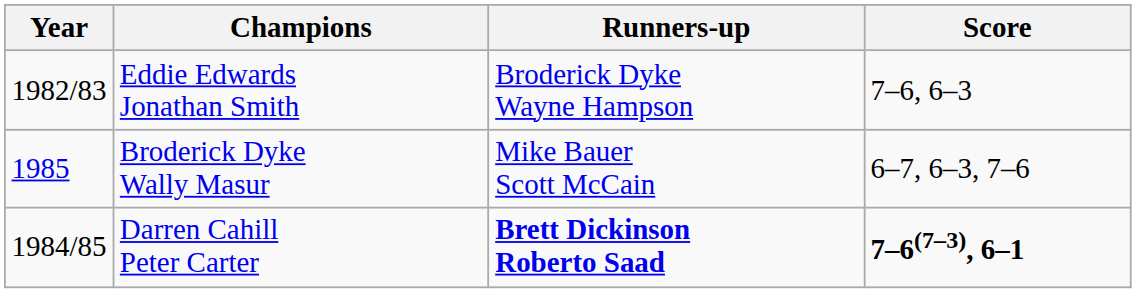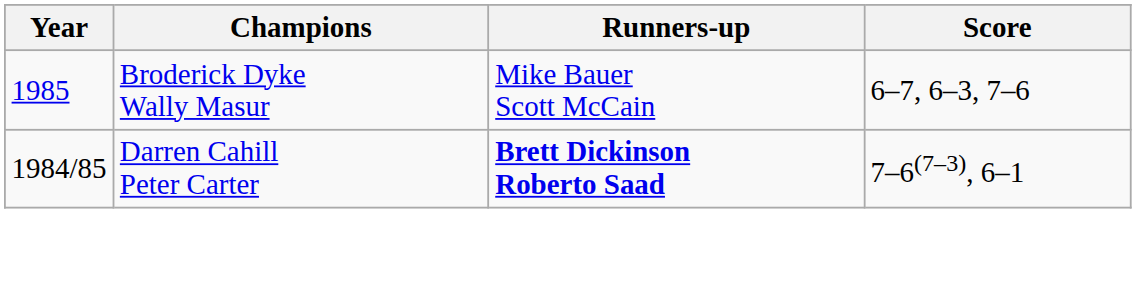- row: (210, 89)
(947, 246) bold -> (947, 168) normal
